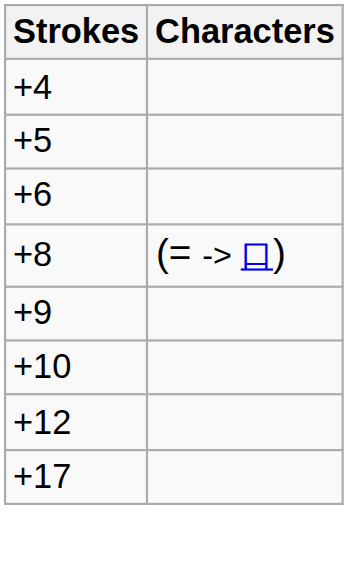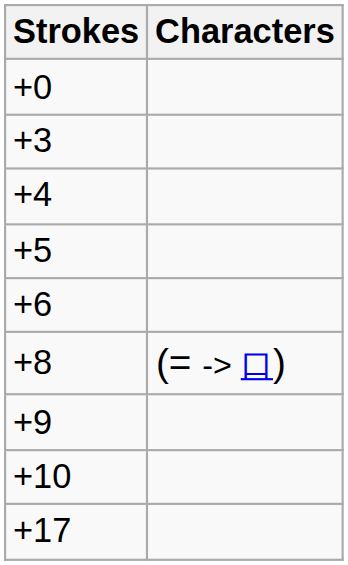+ row: (33, 86)
+ row: (33, 140)
- row: (42, 421)
